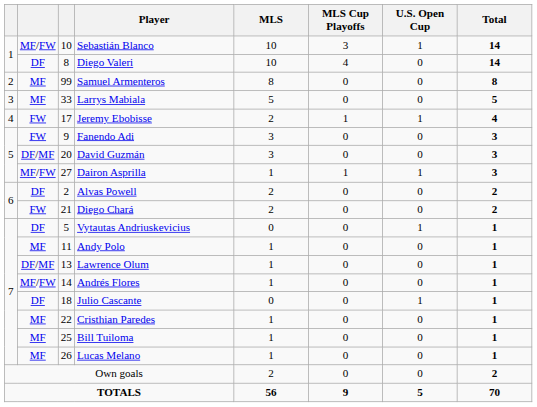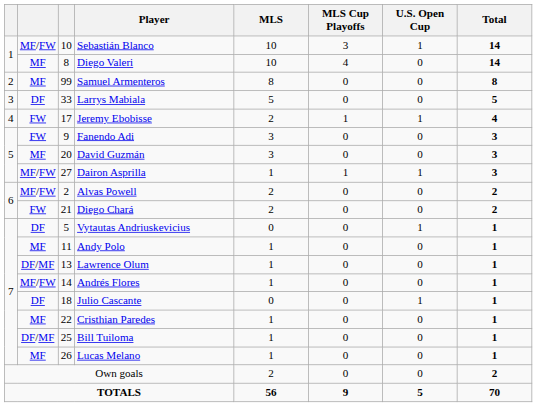(38, 63) DF -> (38, 63) MF
(38, 100) MF -> (38, 100) DF
(38, 155) DF/MF -> (38, 155) MF
(38, 191) DF -> (38, 191) MF/FW
(38, 338) MF -> (38, 338) DF/MF
